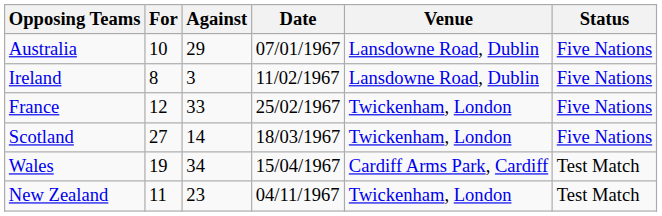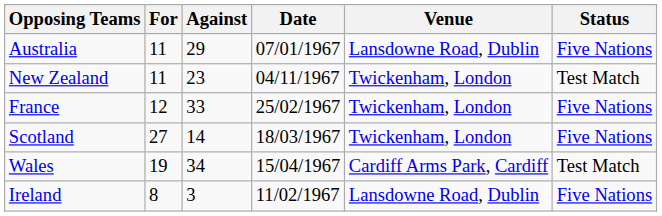(158, 48) 10 -> (158, 48) 11
rows swapped: (35, 78) <-> (59, 195)
